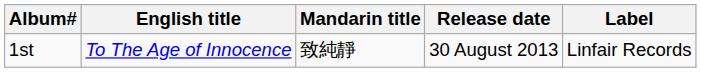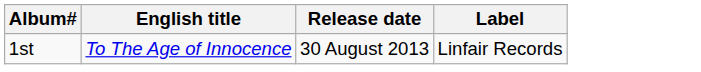- column: (360, 19)
